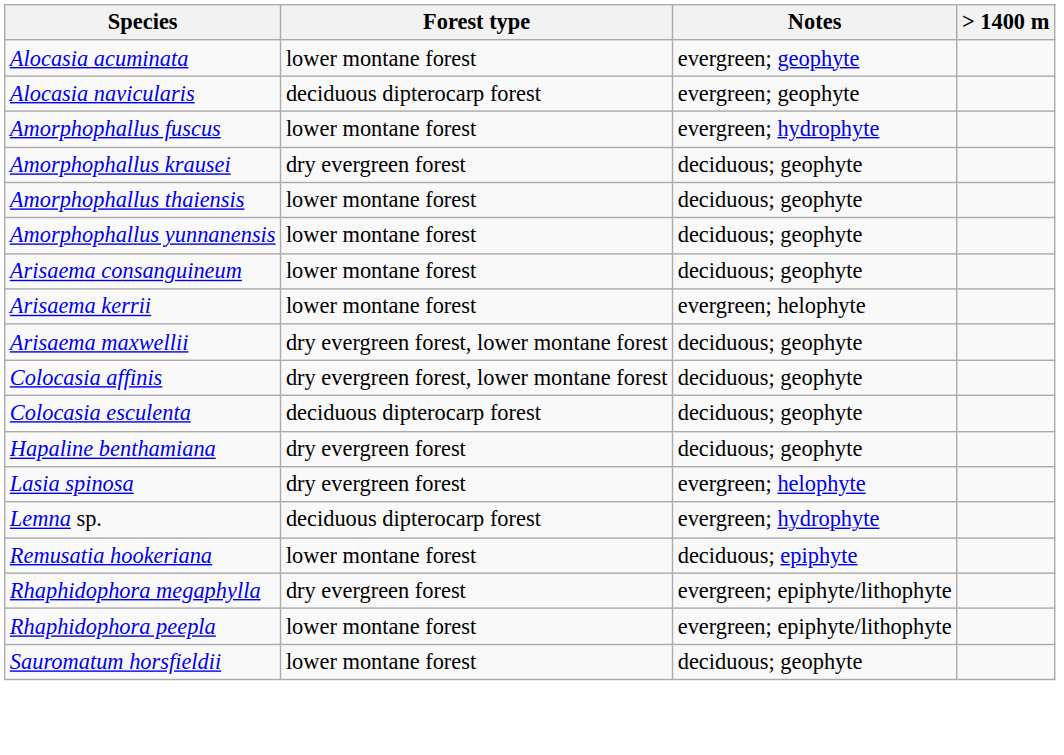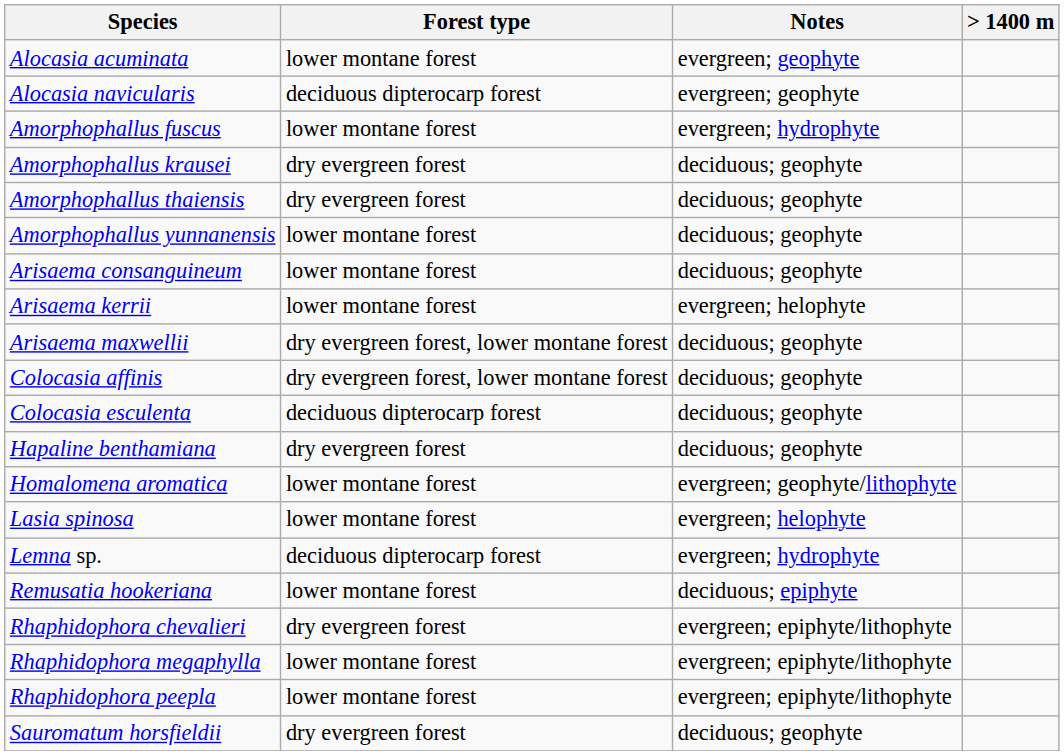(381, 199) lower montane forest -> (376, 199) dry evergreen forest
+ row: (119, 484)
(376, 484) dry evergreen forest -> (381, 519) lower montane forest
+ row: (128, 626)
(376, 590) dry evergreen forest -> (381, 661) lower montane forest
(381, 661) lower montane forest -> (376, 732) dry evergreen forest
